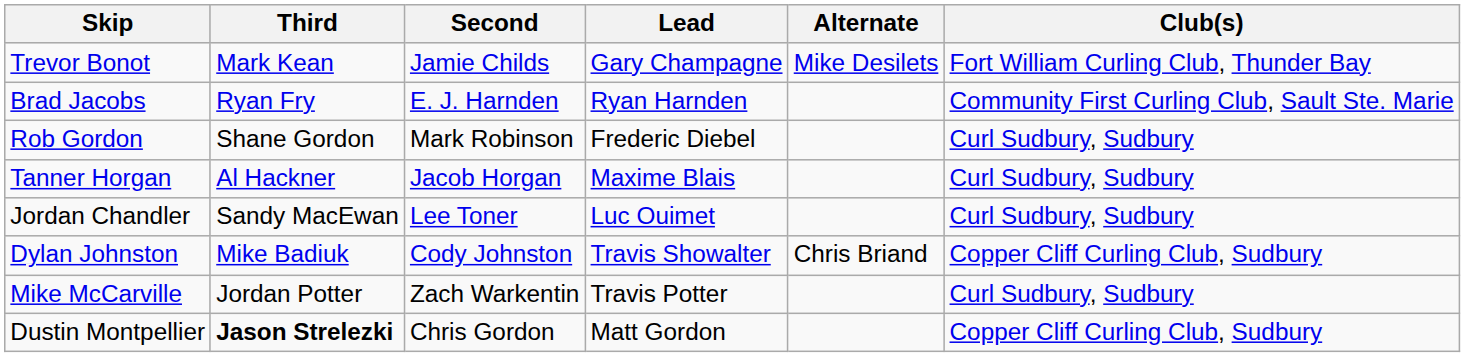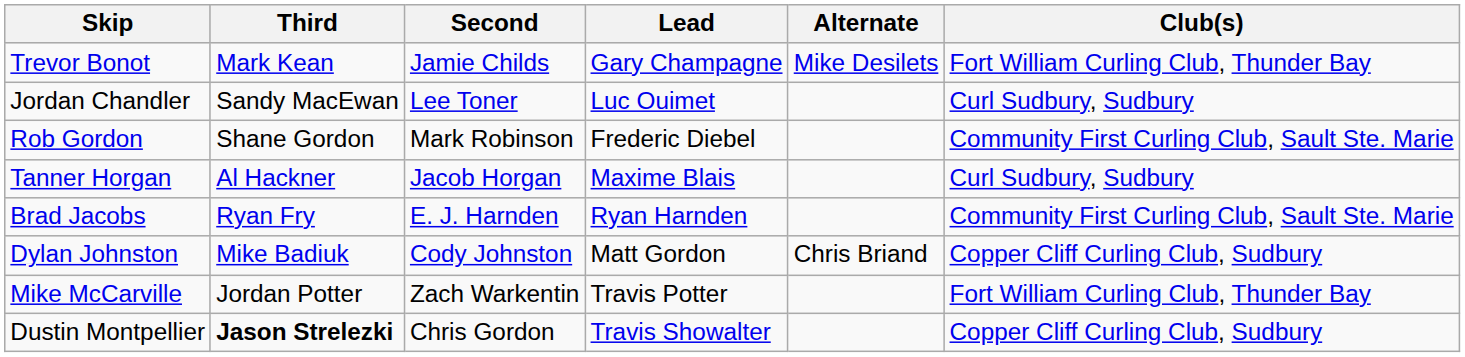rows swapped: (100, 216) <-> (78, 100)
(1072, 139) Curl Sudbury, Sudbury -> (1202, 139) Community First Curling Club, Sault Ste. Marie
(681, 255) Travis Showalter -> (658, 255) Matt Gordon
(1072, 293) Curl Sudbury, Sudbury -> (1160, 293) Fort William Curling Club, Thunder Bay
(658, 332) Matt Gordon -> (681, 332) Travis Showalter
